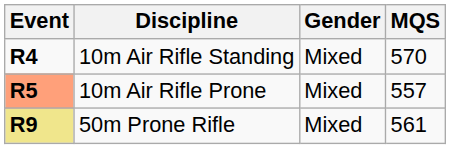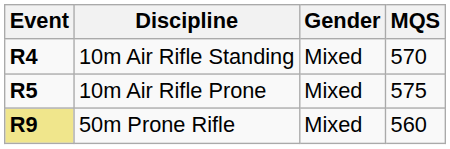(24, 90) lightsalmon background -> (24, 90) no background
(409, 90) 557 -> (409, 90) 575
(409, 125) 561 -> (409, 125) 560
